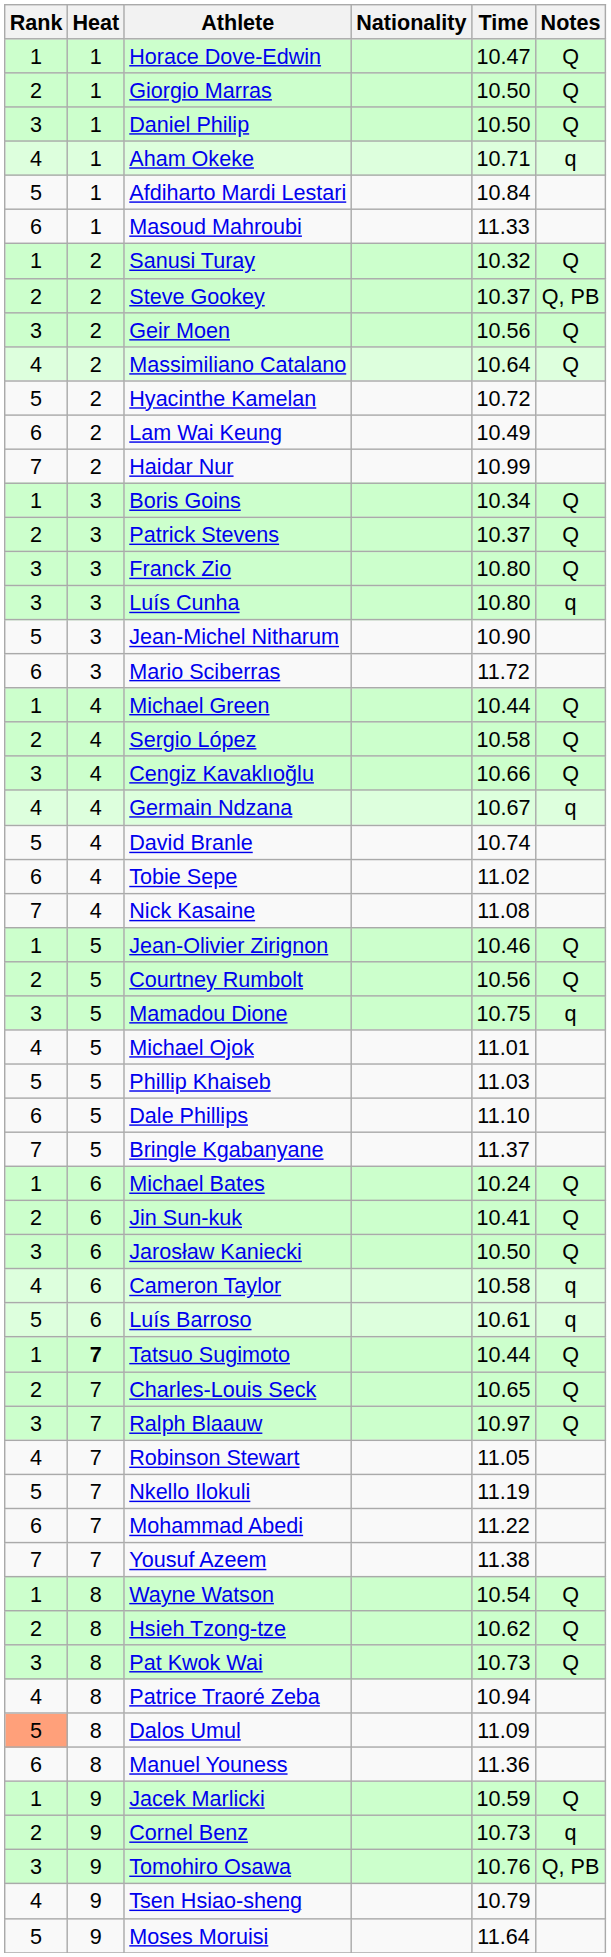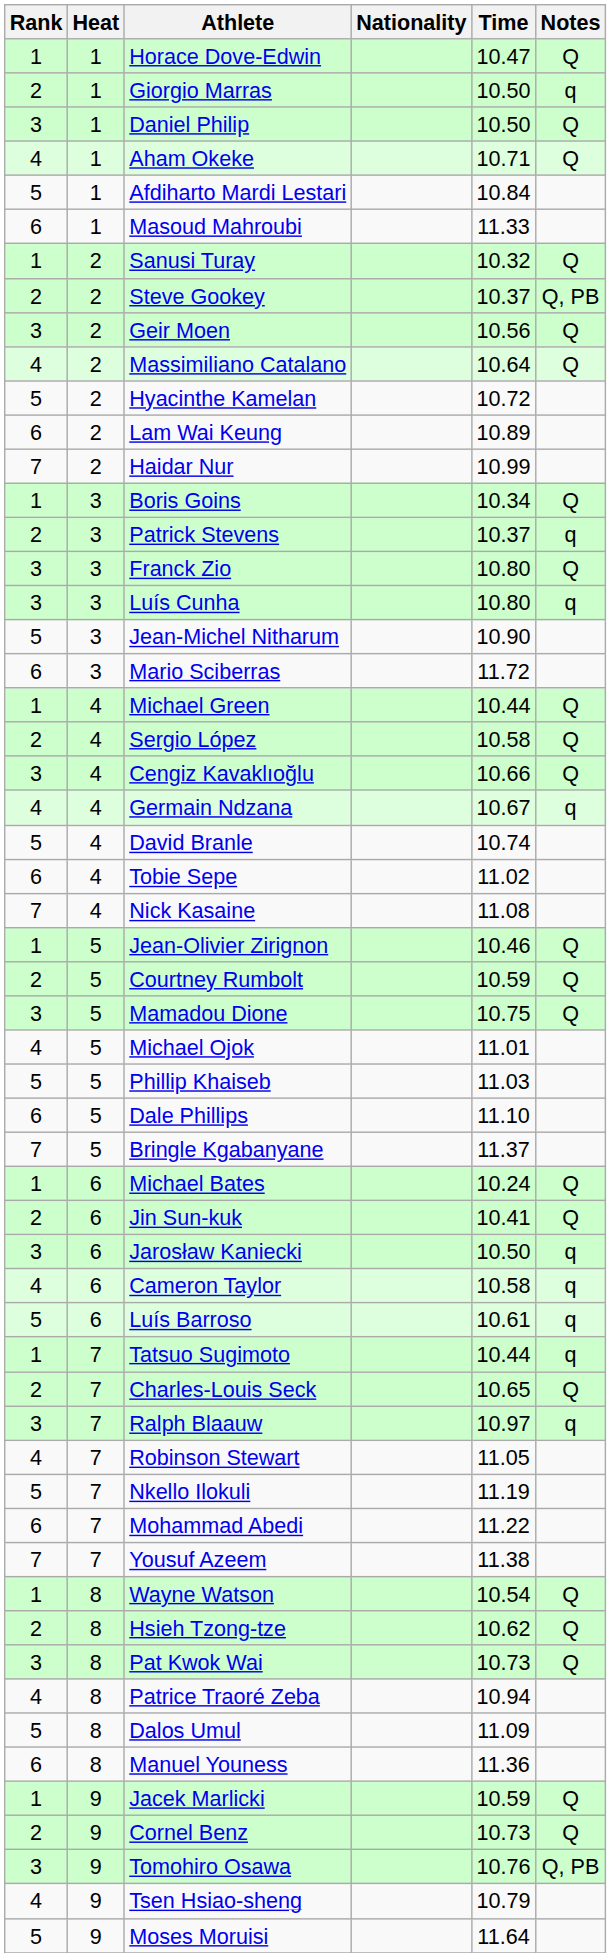(571, 90) Q -> (571, 90) q
(571, 159) q -> (571, 159) Q
(504, 432) 10.49 -> (504, 432) 10.89
(571, 535) Q -> (571, 535) q
(504, 979) 10.56 -> (504, 979) 10.59
(571, 1013) q -> (571, 1013) Q
(571, 1252) Q -> (571, 1252) q
(96, 1355) bold -> (96, 1355) normal
(571, 1355) Q -> (571, 1355) q
(571, 1423) Q -> (571, 1423) q
(36, 1730) lightsalmon background -> (36, 1730) no background
(571, 1833) q -> (571, 1833) Q
